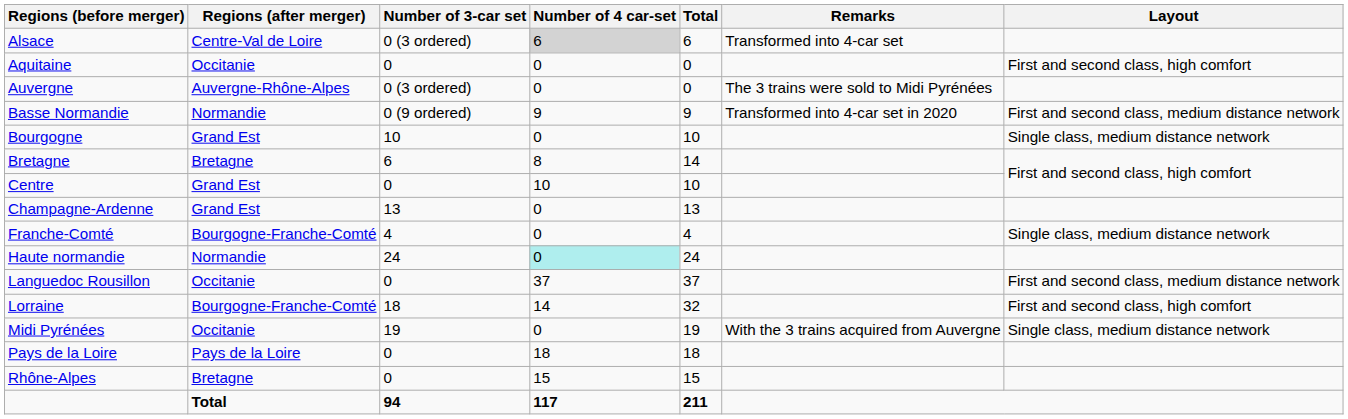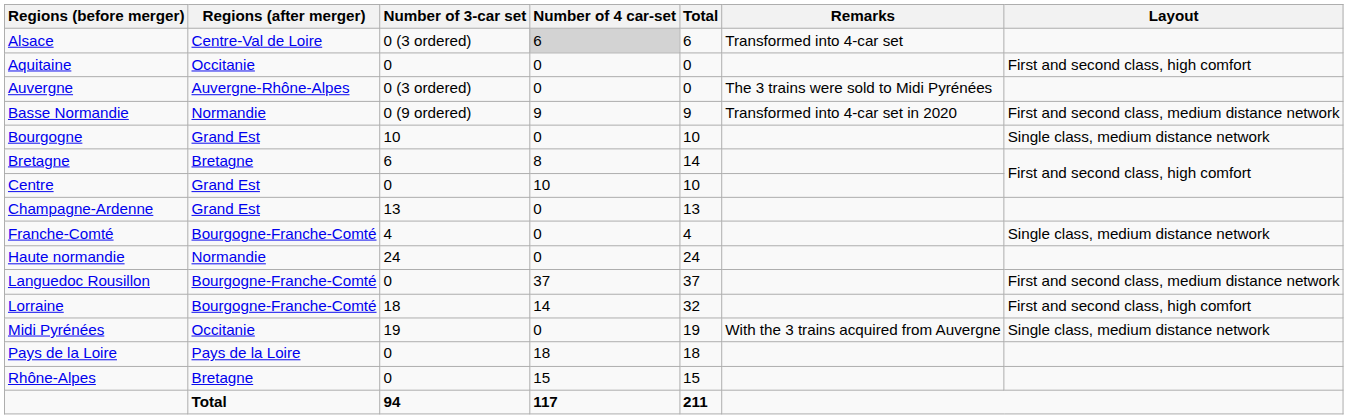(538, 257) paleturquoise background -> (538, 257) no background
(223, 281) Occitanie -> (284, 281) Bourgogne-Franche-Comté
